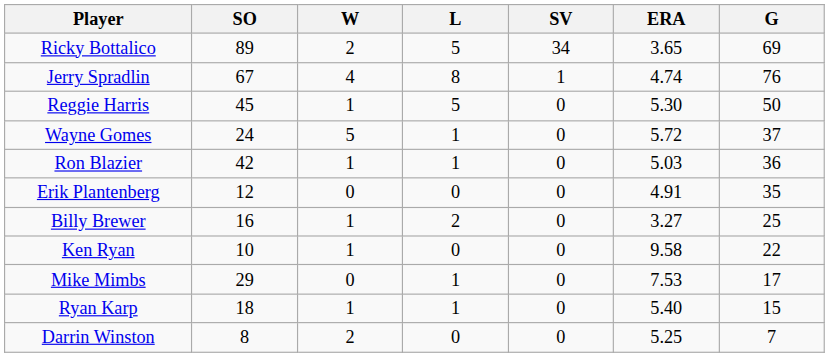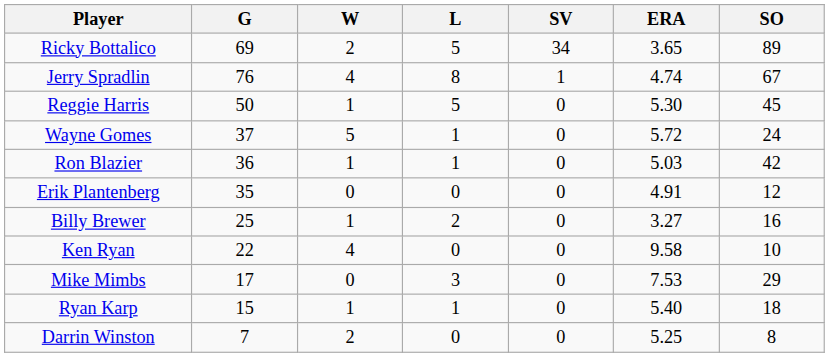columns swapped: (772, 18) <-> (245, 18)
(350, 250) 1 -> (350, 250) 4
(455, 279) 1 -> (455, 279) 3
